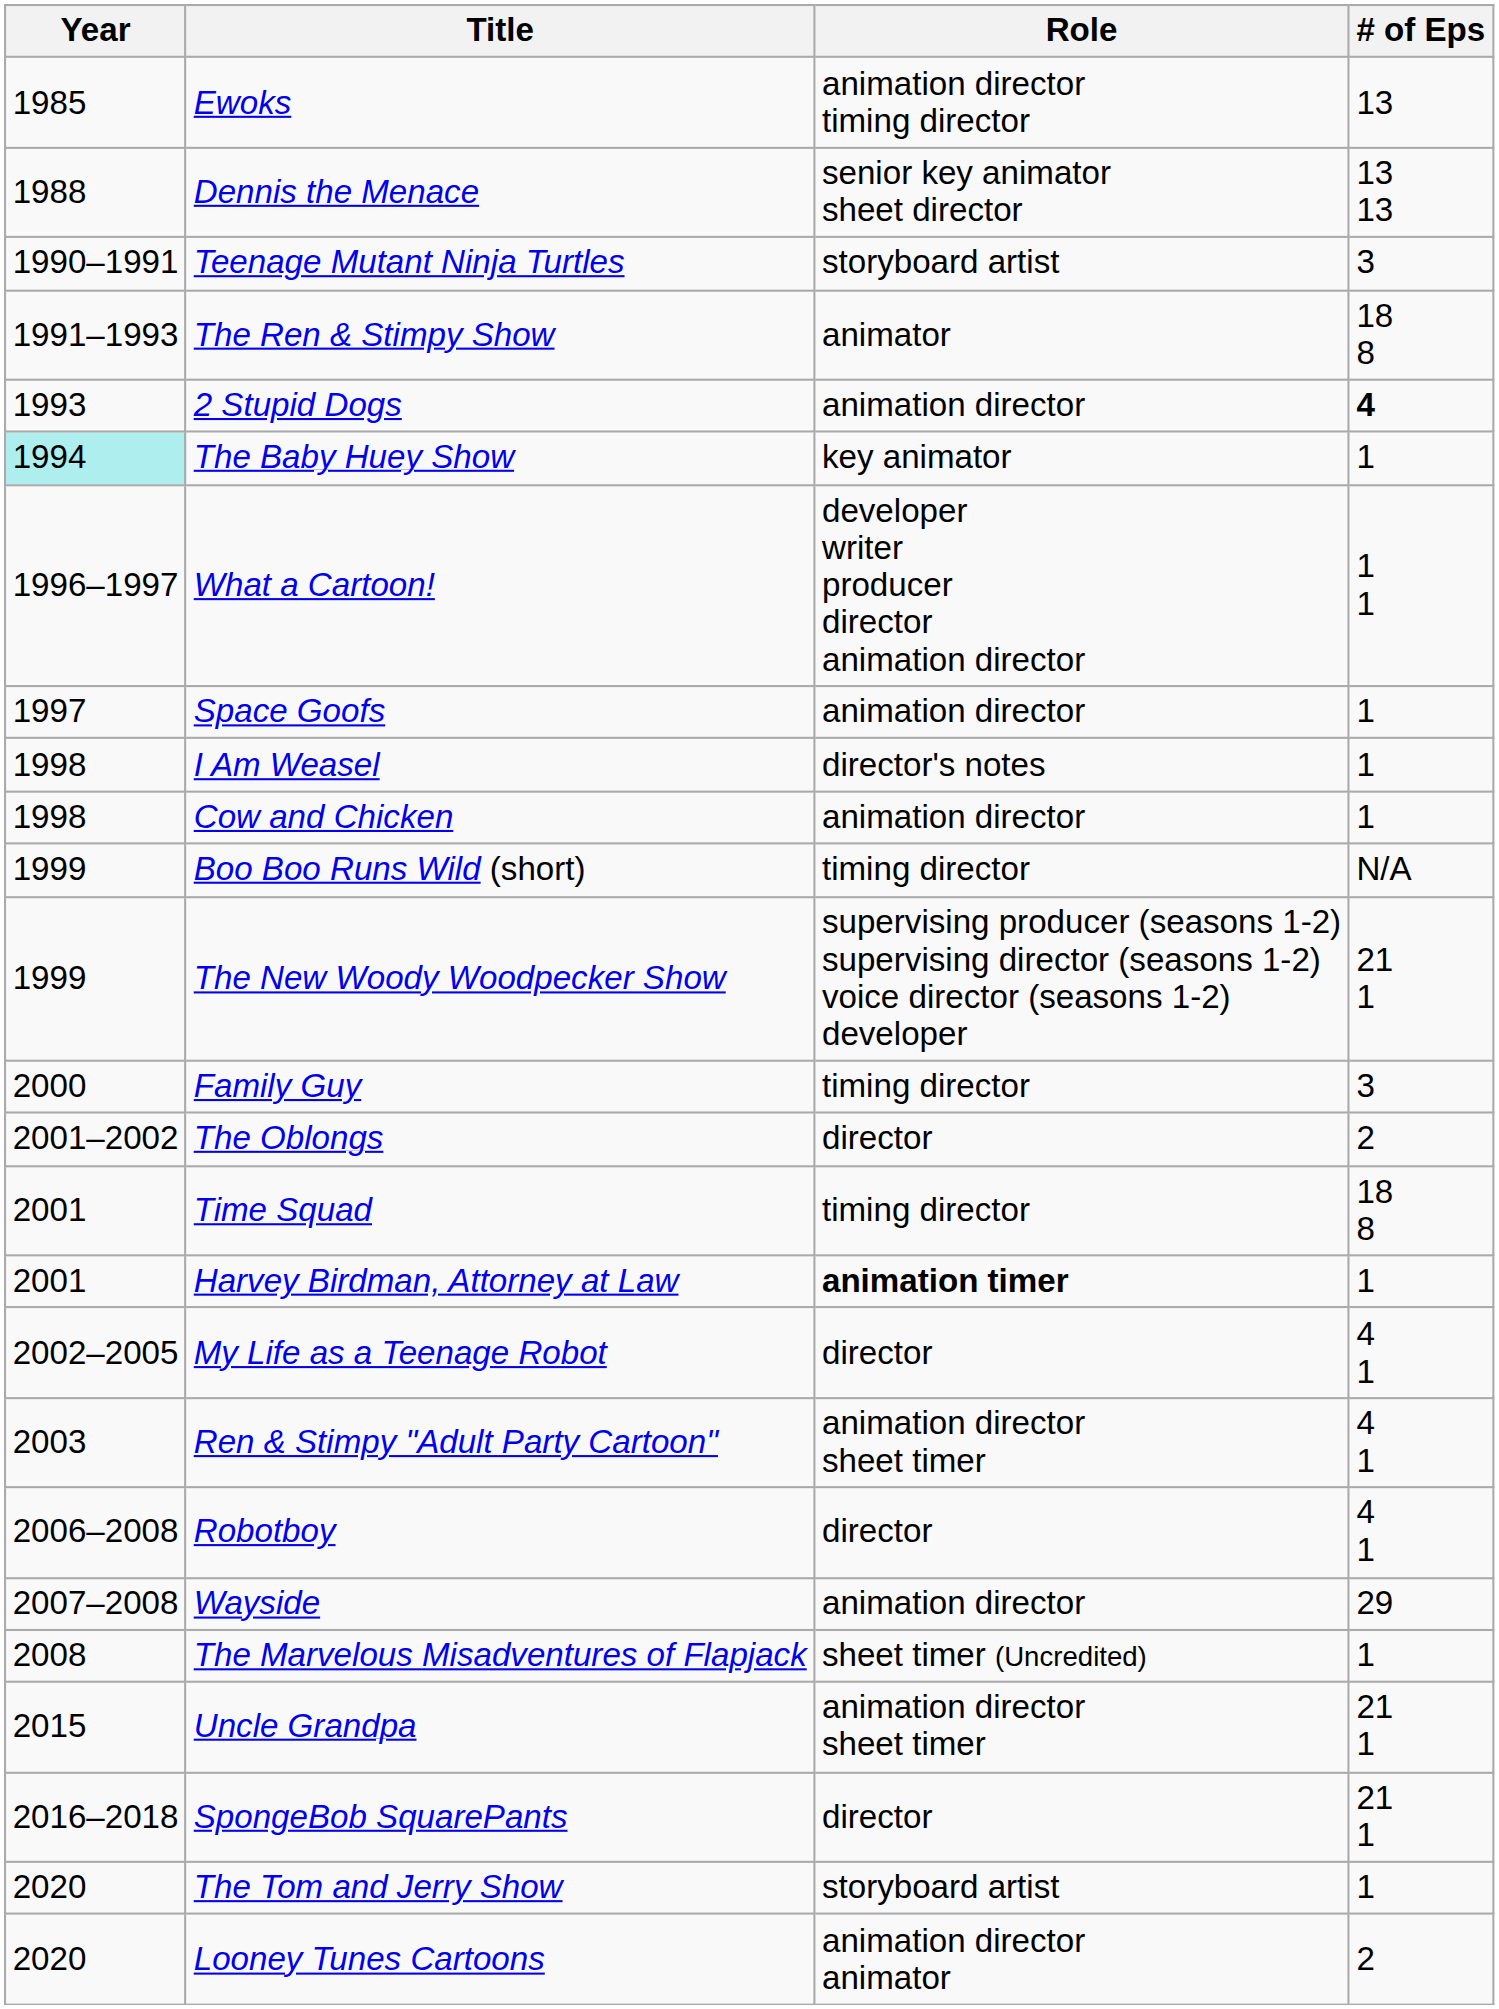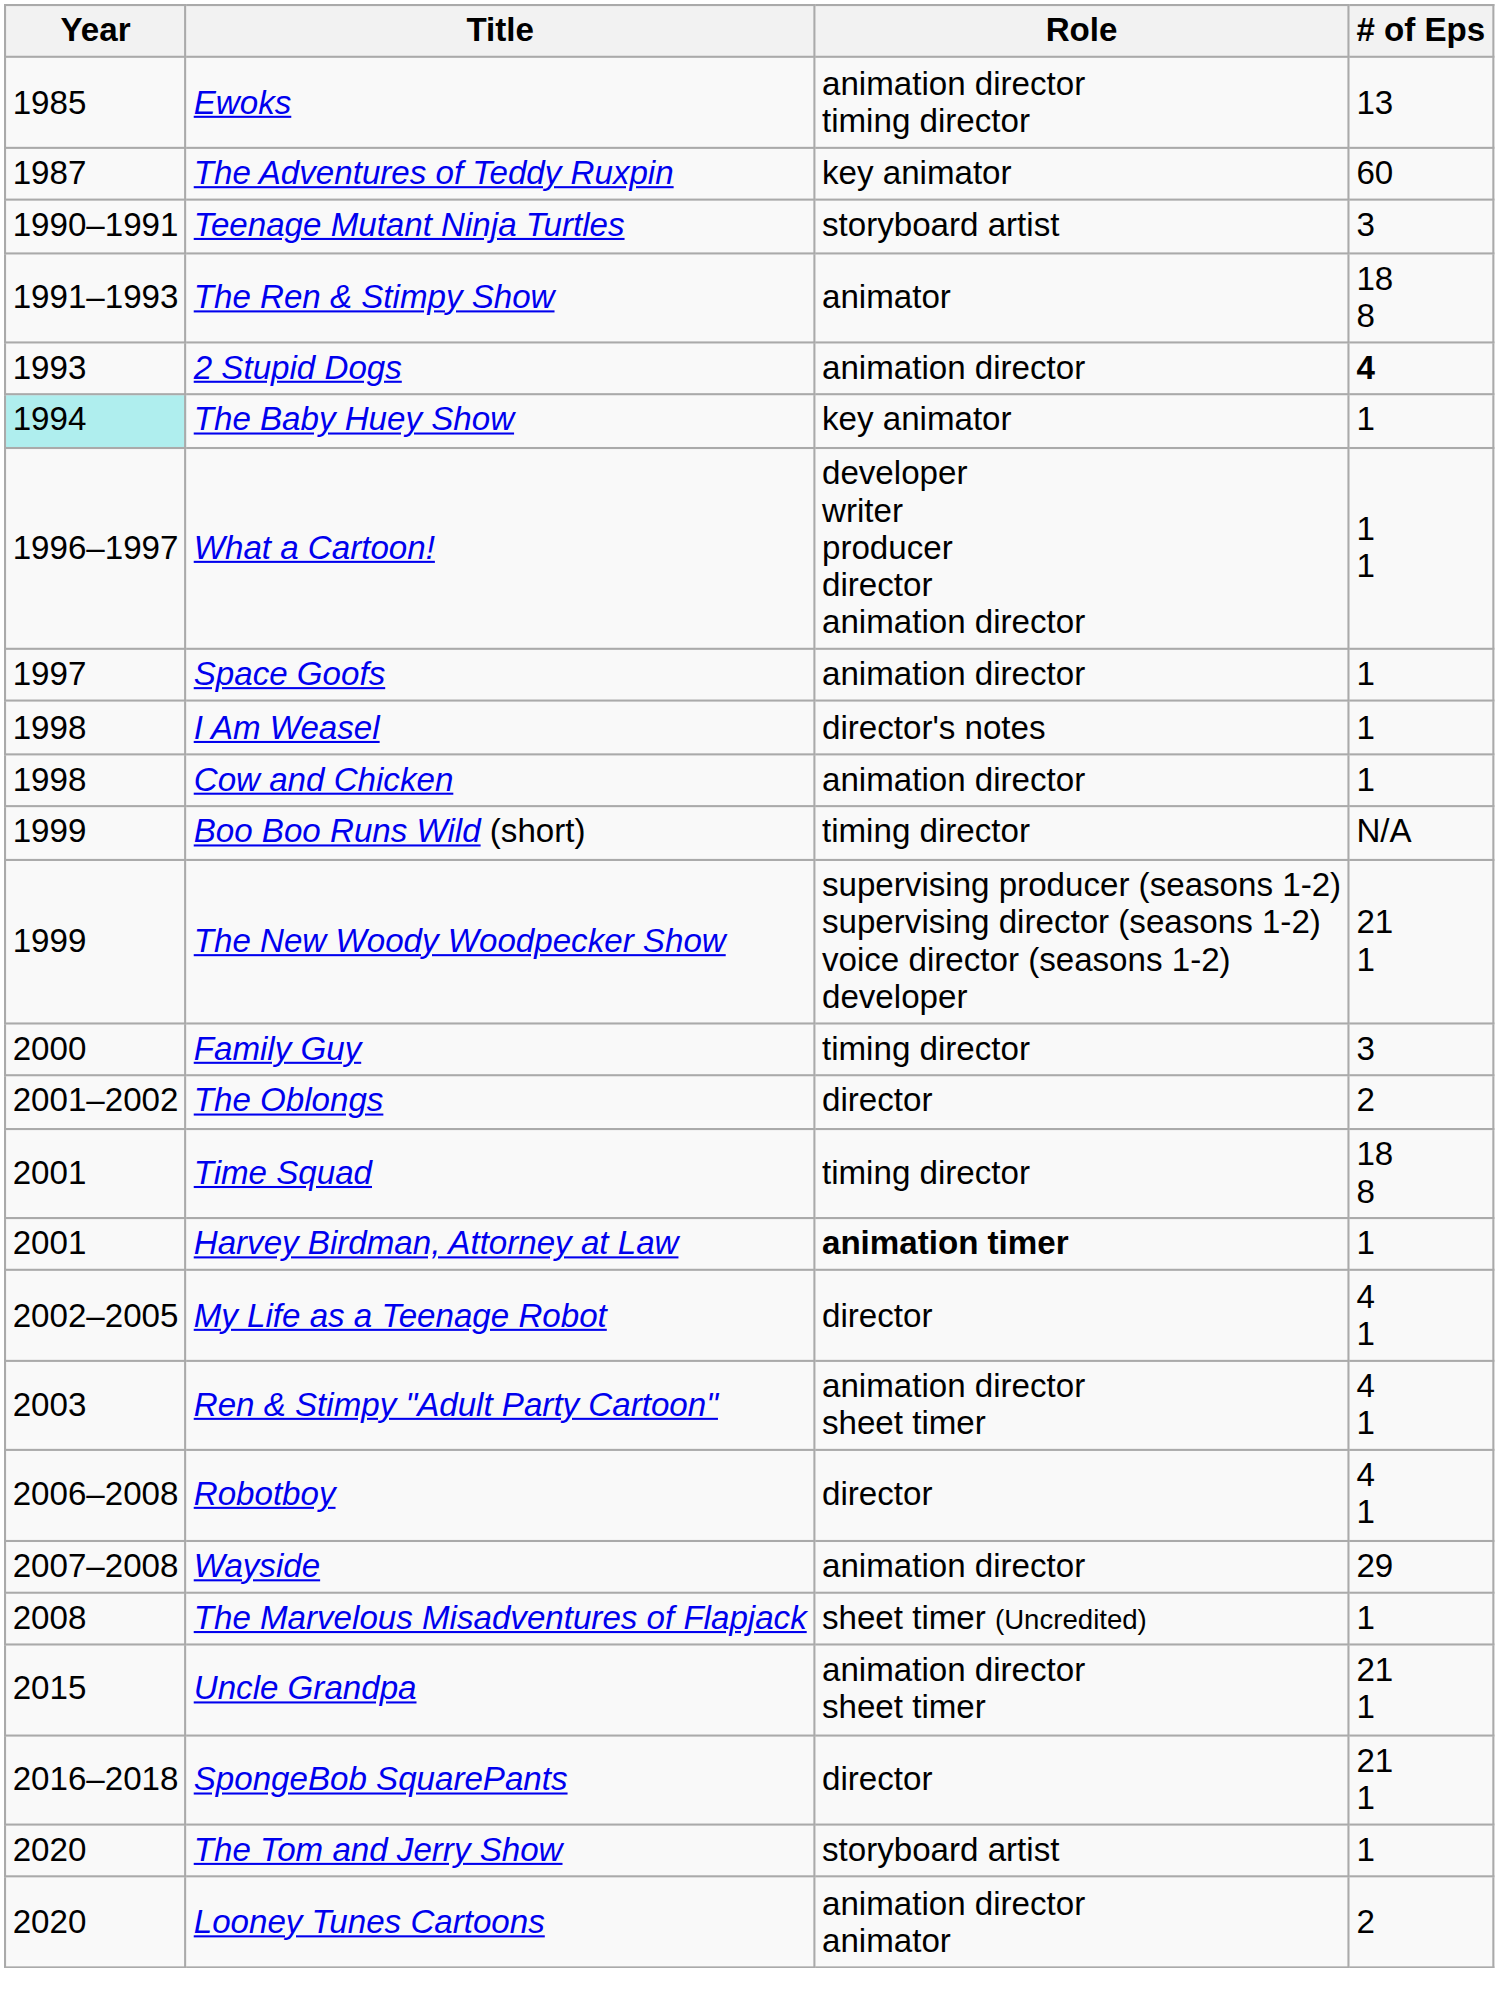+ row: (434, 173)
- row: (336, 191)
